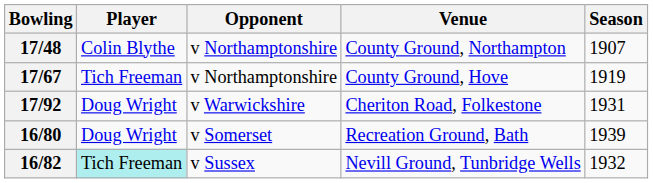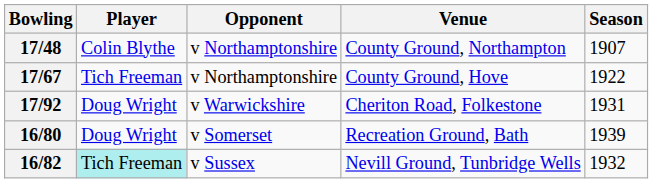(607, 76) 1919 -> (607, 76) 1922
